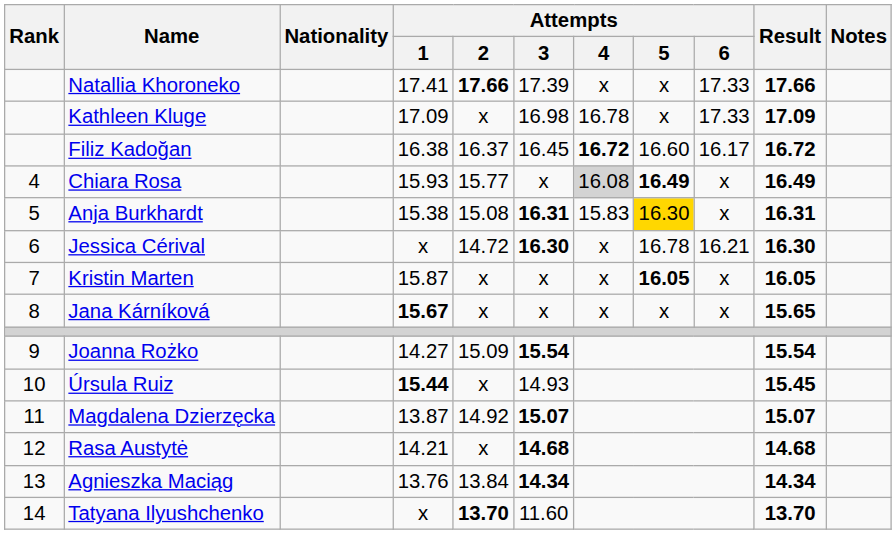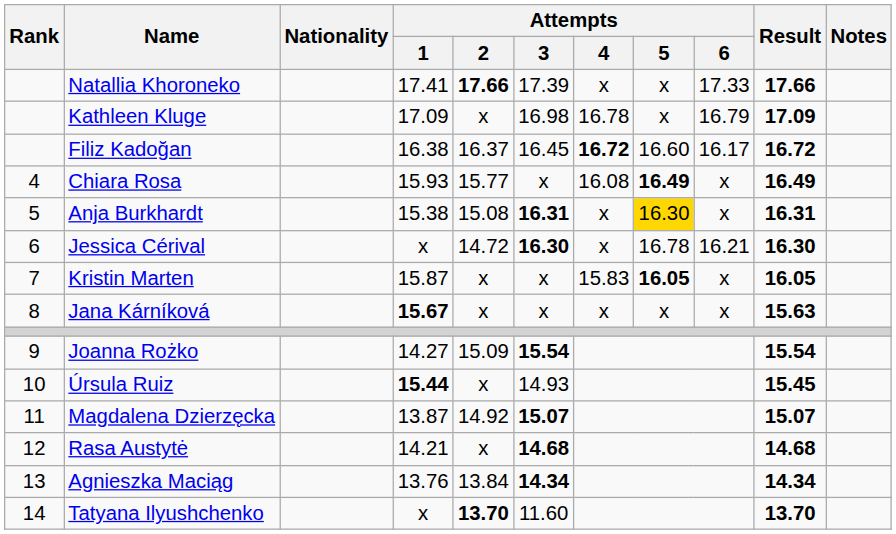(724, 117) 17.33 -> (724, 117) 16.79
(604, 181) lightgrey background -> (604, 181) no background
(604, 213) 15.83 -> (604, 213) x
(604, 278) x -> (604, 278) 15.83
(790, 310) 15.65 -> (790, 310) 15.63
